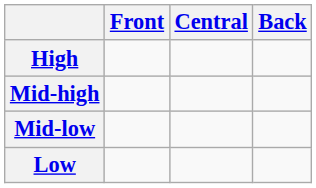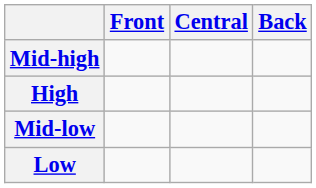rows swapped: (55, 57) <-> (55, 93)
